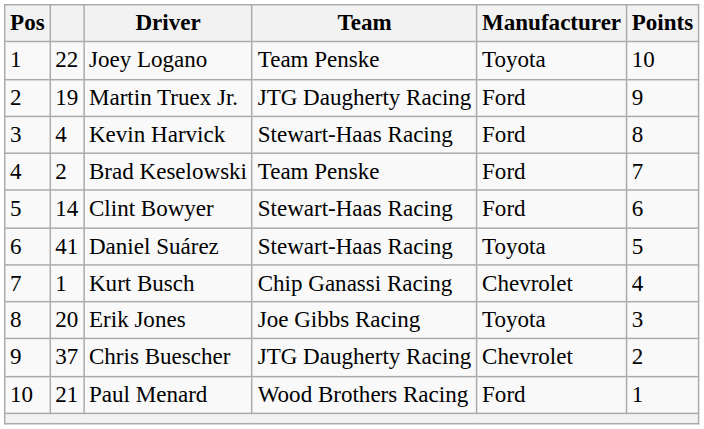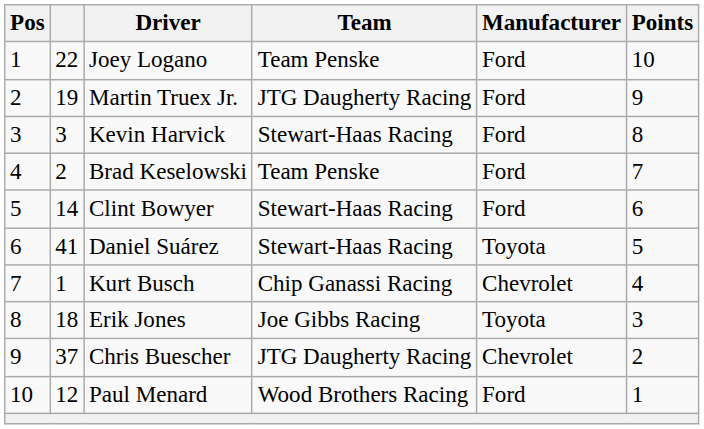(514, 59) Toyota -> (504, 59) Ford
(61, 134) 4 -> (61, 134) 3
(67, 319) 20 -> (67, 319) 18
(67, 393) 21 -> (67, 393) 12
